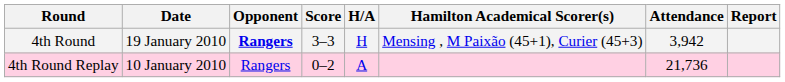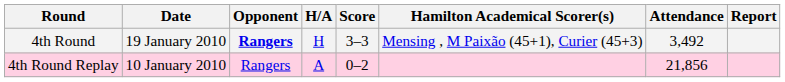columns swapped: (362, 16) <-> (323, 16)
(687, 40) 3,942 -> (687, 40) 3,492
(687, 64) 21,736 -> (687, 64) 21,856
